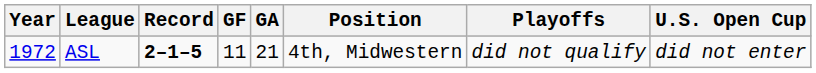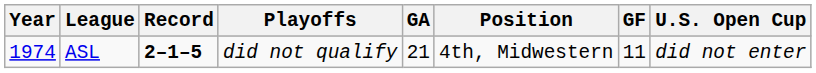columns swapped: (235, 21) <-> (559, 21)
(33, 52) 1972 -> (33, 52) 1974
